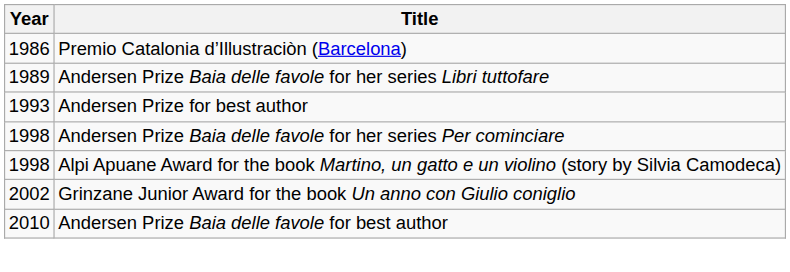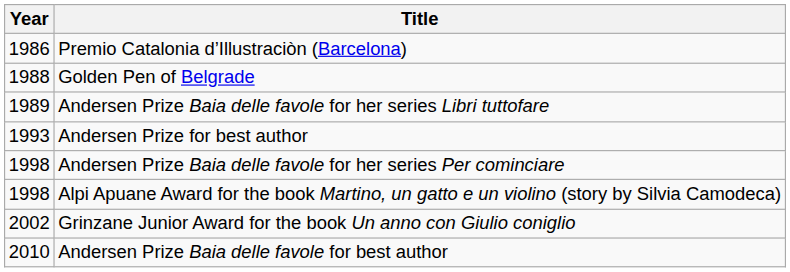+ row: (156, 77)
